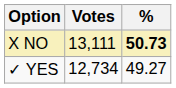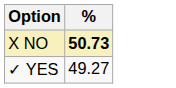- column: (93, 17)
